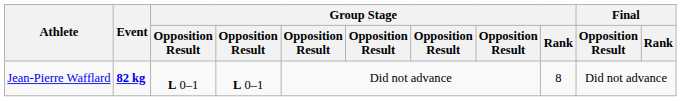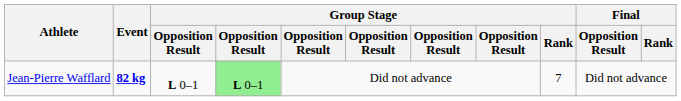(248, 86) no background -> (248, 86) lightgreen background
(558, 78) 8 -> (558, 78) 7
